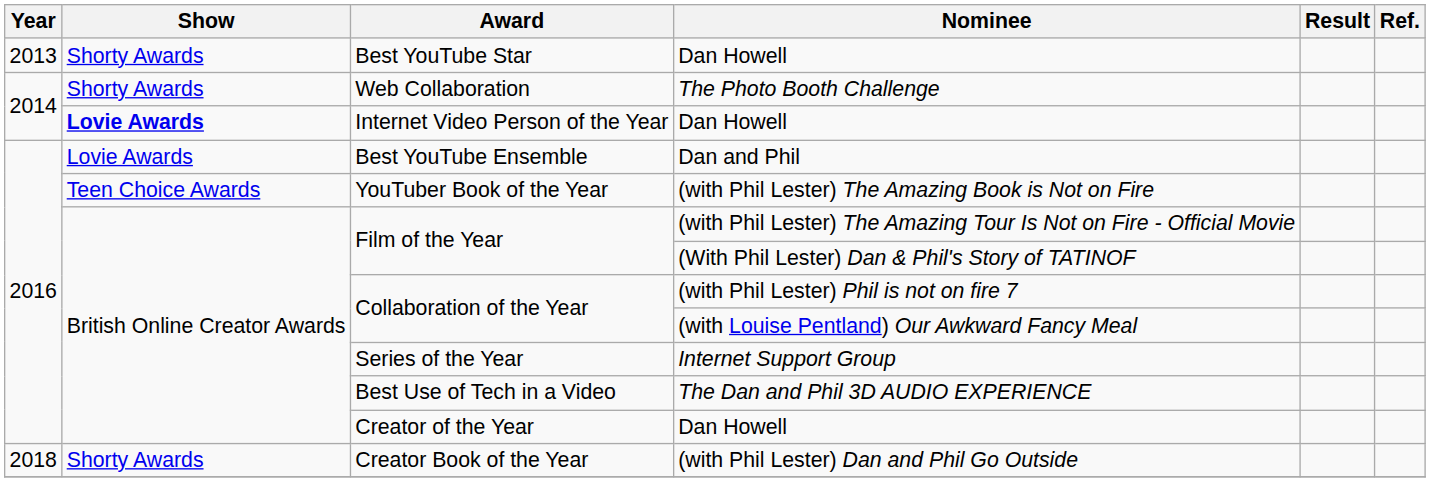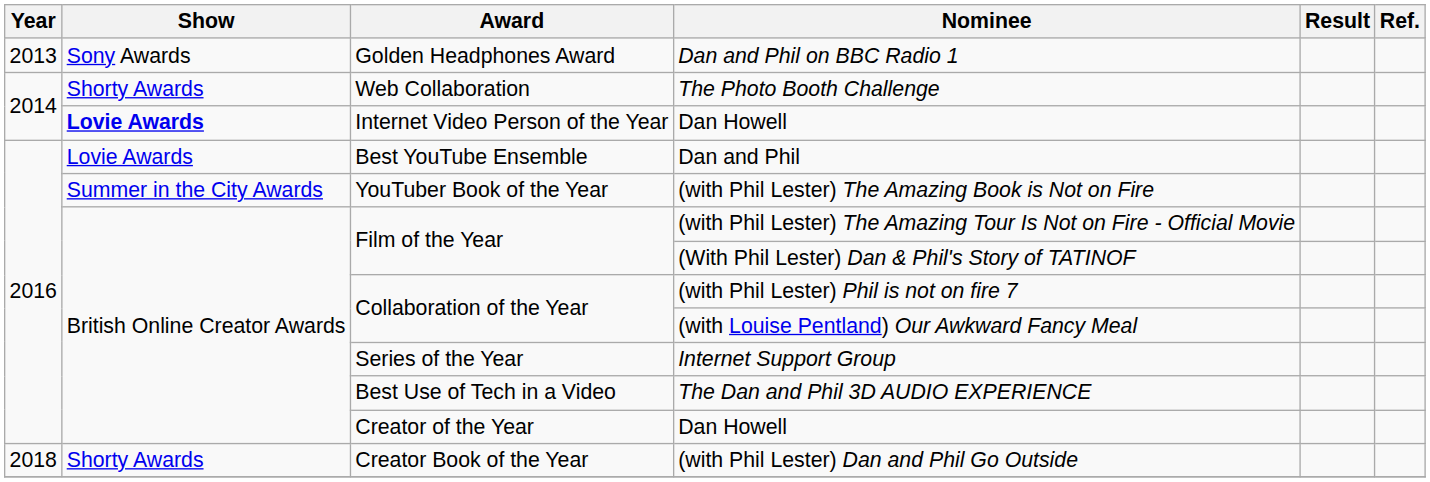- row: (444, 55)
+ row: (485, 55)
(164, 190) Teen Choice Awards -> (195, 190) Summer in the City Awards
